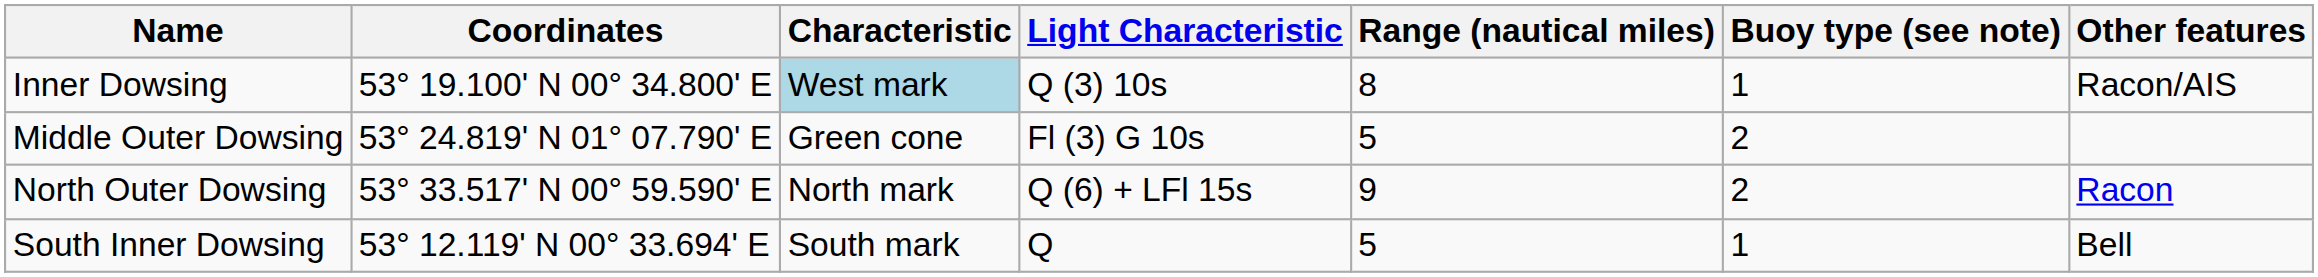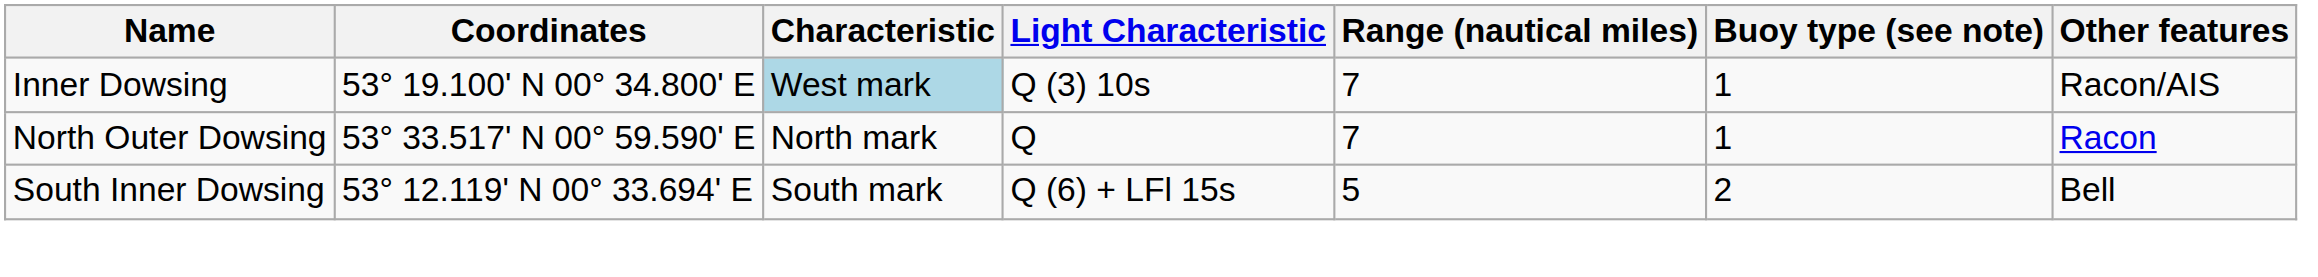(1368, 84) 8 -> (1351, 84) 7
- row: (178, 137)
(1140, 191) Q (6) + LFl 15s -> (1024, 137) Q
(1368, 191) 9 -> (1351, 137) 7
(1740, 191) 2 -> (1723, 137) 1
(1040, 244) Q -> (1123, 191) Q (6) + LFl 15s
(1740, 244) 1 -> (1723, 191) 2
